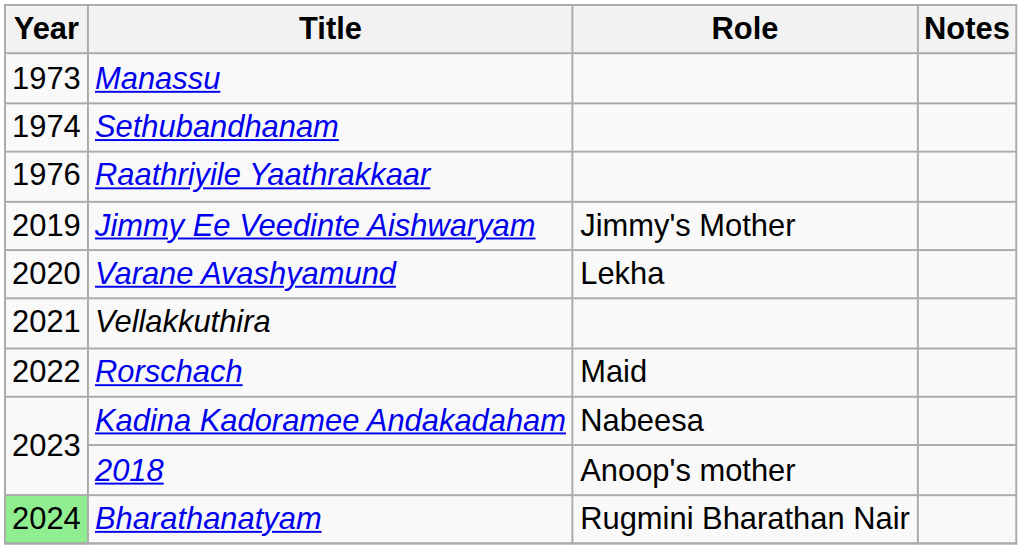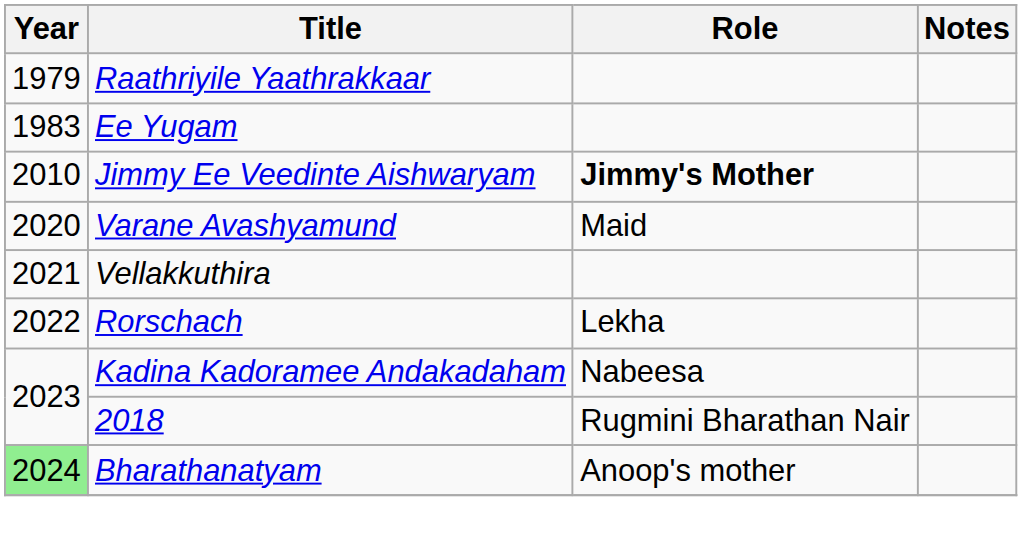- row: (158, 77)
- row: (217, 126)
(46, 175) 1976 -> (46, 77) 1979
+ row: (166, 126)
(46, 224) 2019 -> (46, 175) 2010
(688, 224) normal -> (697, 175) bold
(622, 273) Lekha -> (614, 224) Maid
(614, 371) Maid -> (622, 322) Lekha
(688, 469) Anoop's mother -> (745, 420) Rugmini Bharathan Nair
(745, 518) Rugmini Bharathan Nair -> (688, 469) Anoop's mother
